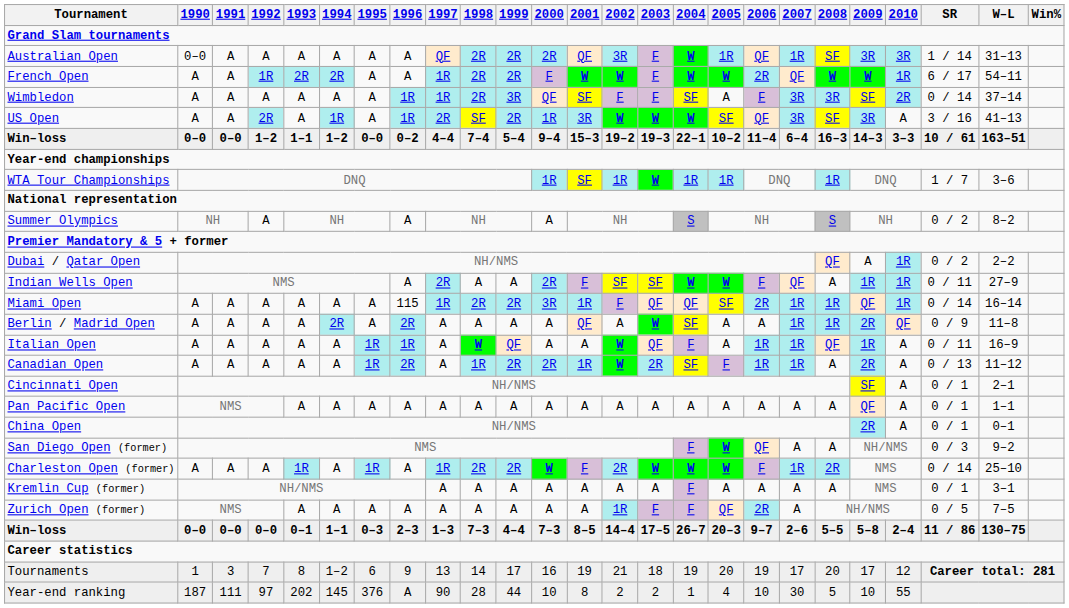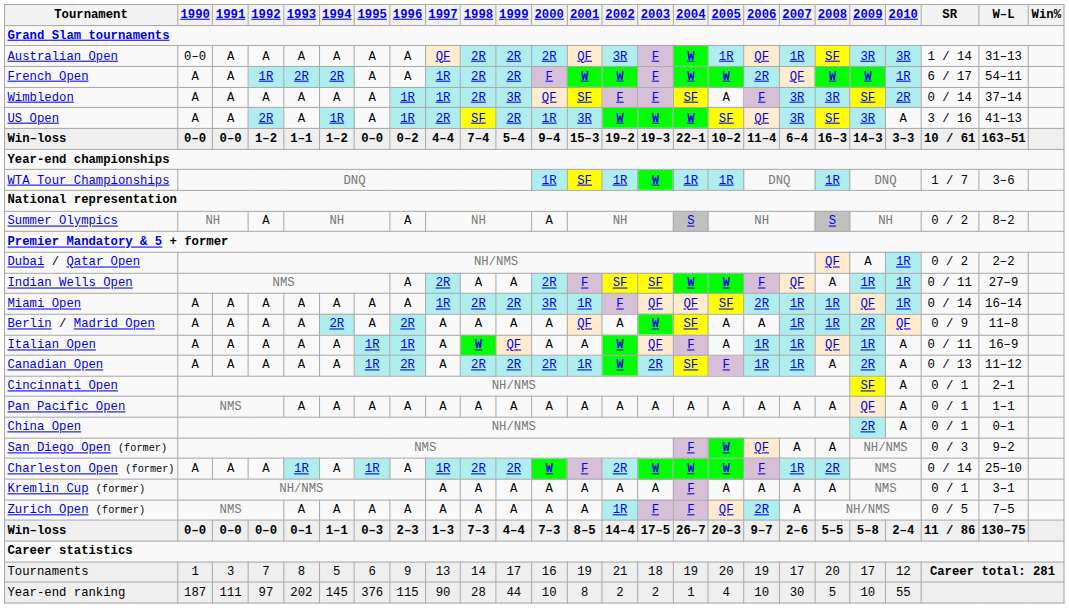(408, 303) 115 -> (408, 303) A
(478, 365) 1R -> (478, 365) 2R
(337, 572) 1–2 -> (337, 572) 5
(408, 592) A -> (408, 592) 115
